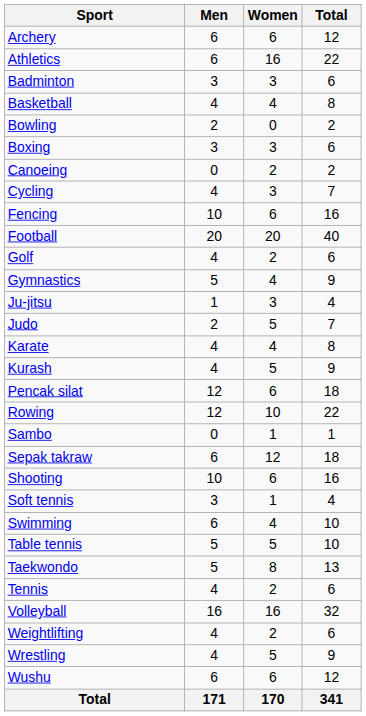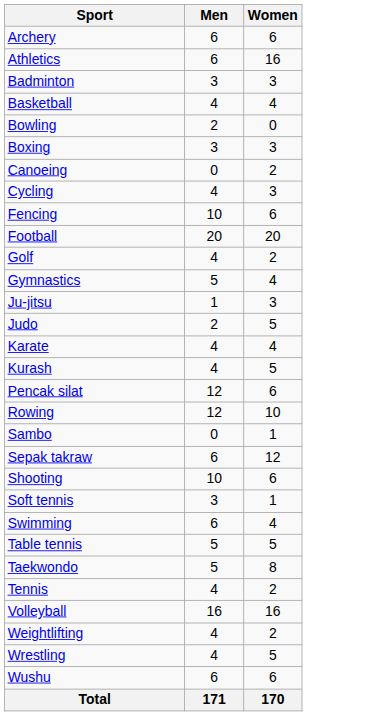- column: (331, 15)
